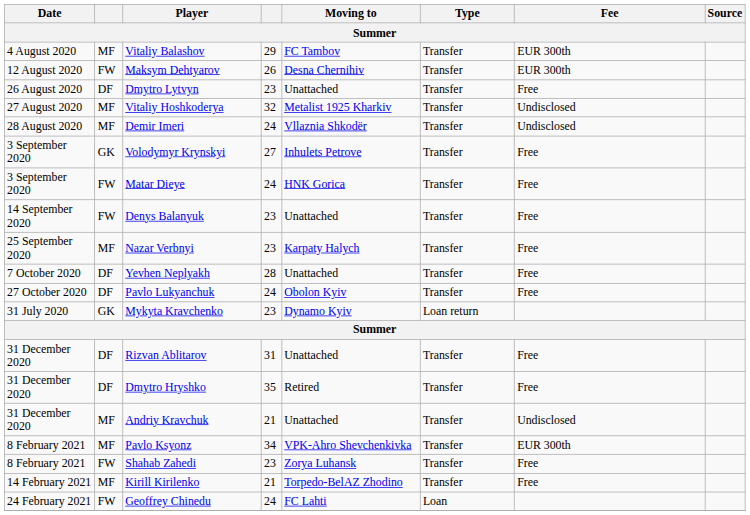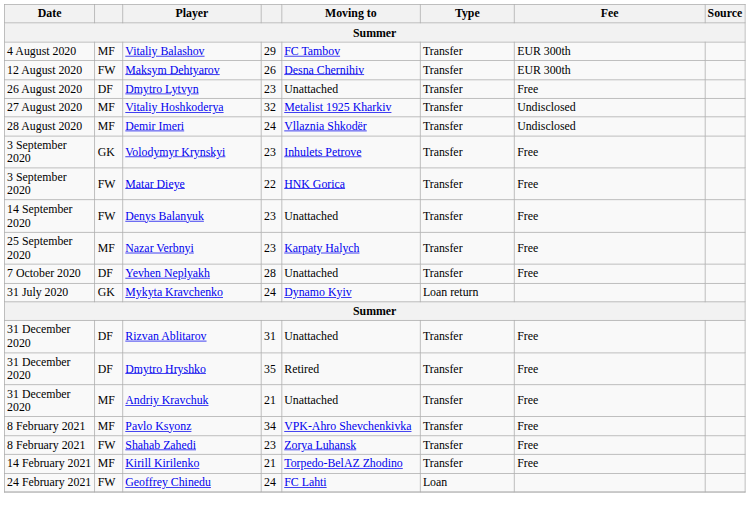(270, 151) 27 -> (270, 151) 23
(270, 184) 24 -> (270, 184) 22
- row: (170, 292)
(270, 311) 23 -> (270, 292) 24
(546, 419) Undisclosed -> (528, 400) Free
(544, 445) EUR 300th -> (528, 426) Free
